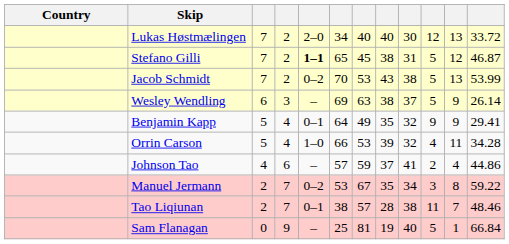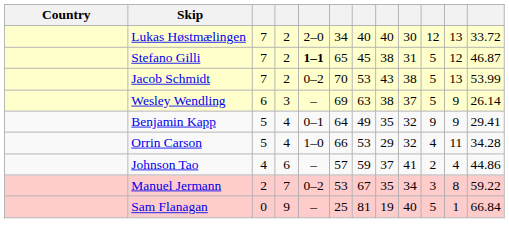(387, 143) 39 -> (387, 143) 29
- row: (167, 206)
